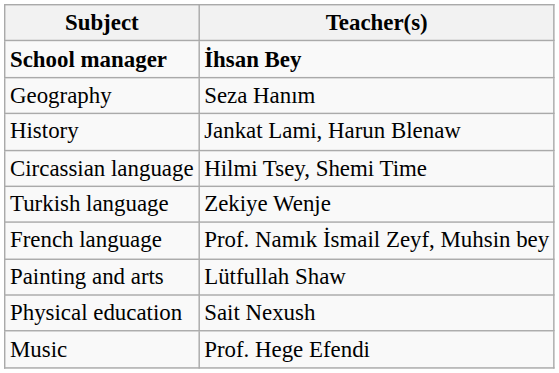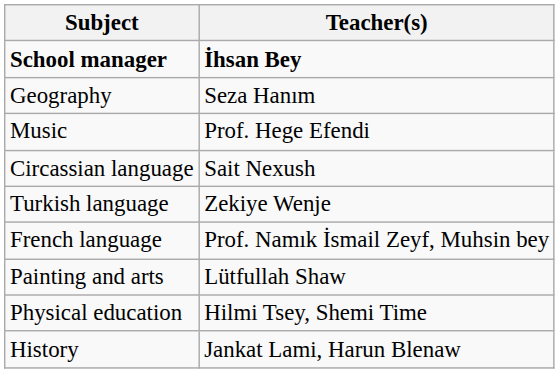rows swapped: (44, 131) <-> (39, 349)
(316, 167) Hilmi Tsey, Shemi Time -> (260, 167) Sait Nexush
(260, 312) Sait Nexush -> (316, 312) Hilmi Tsey, Shemi Time
